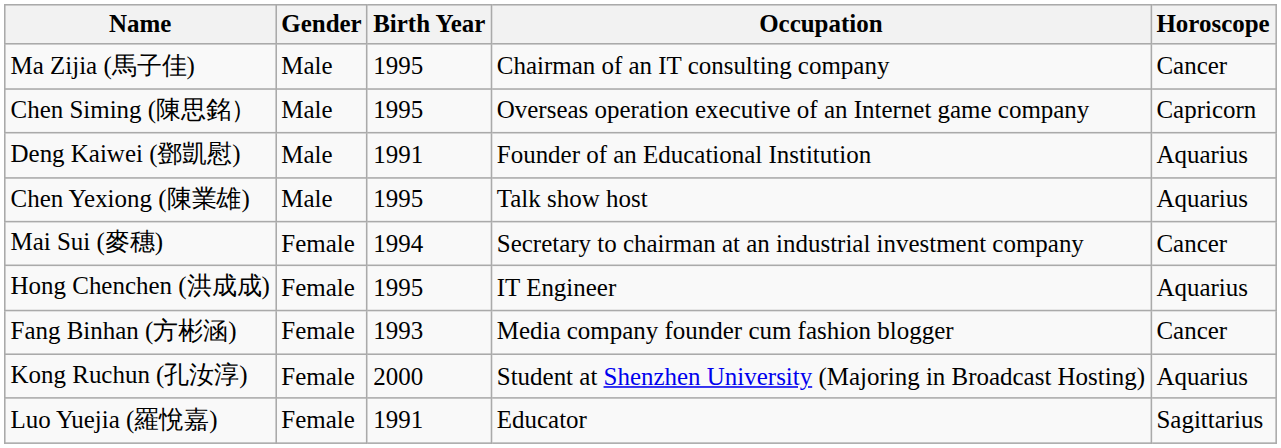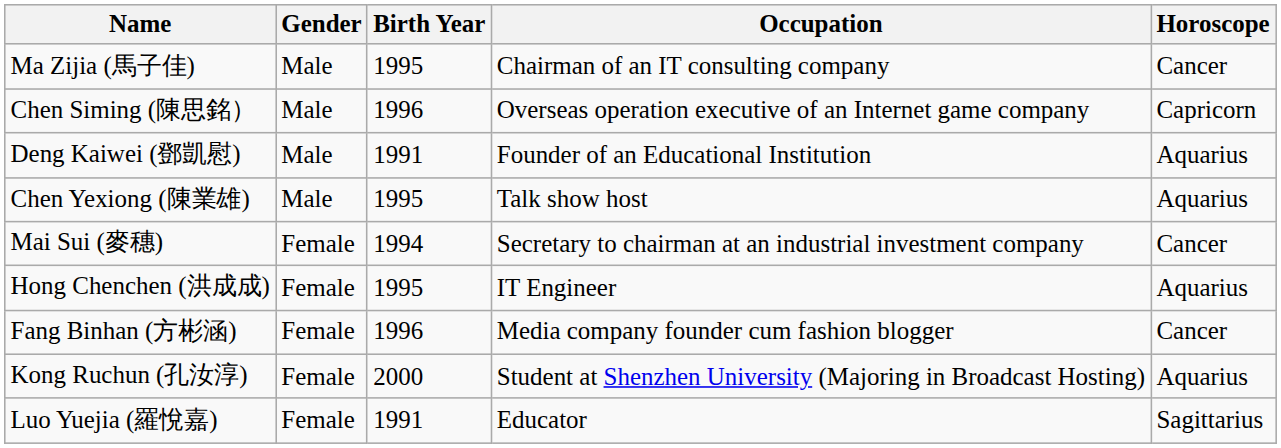(398, 110) 1995 -> (398, 110) 1996
(398, 331) 1993 -> (398, 331) 1996
